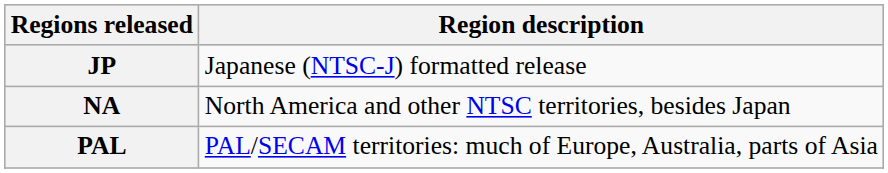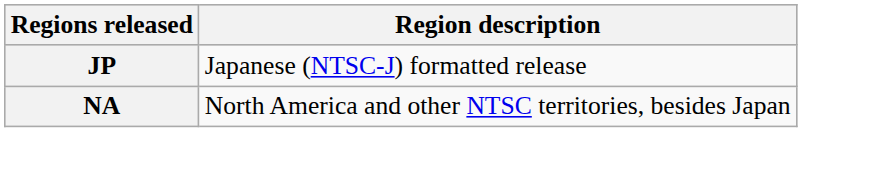- row: (102, 146)
